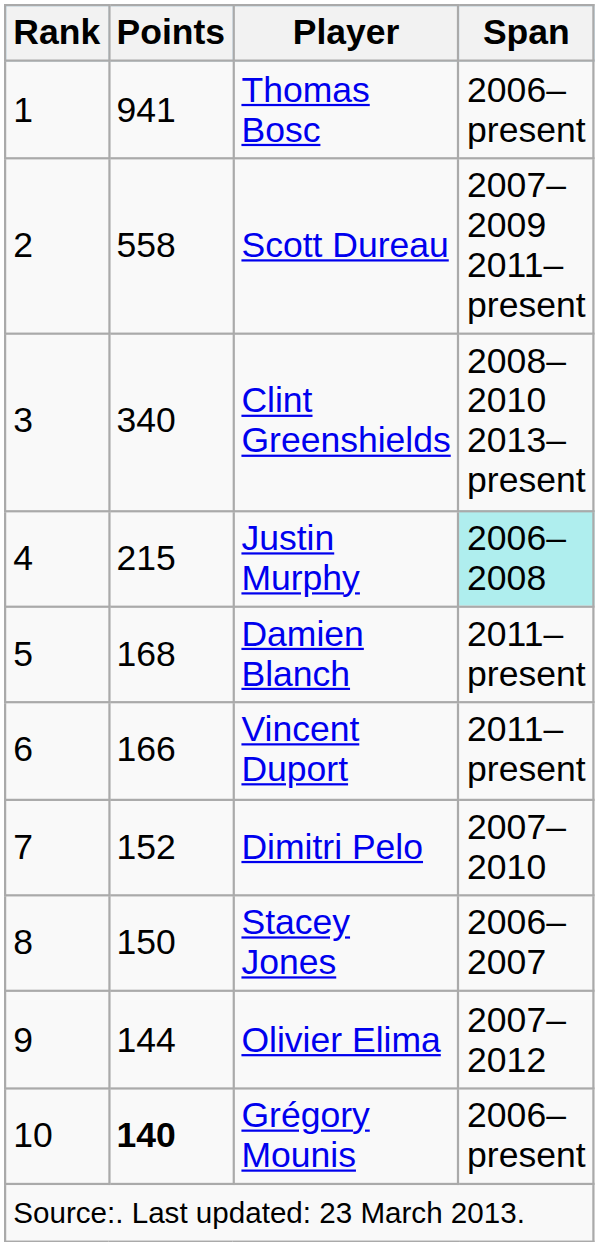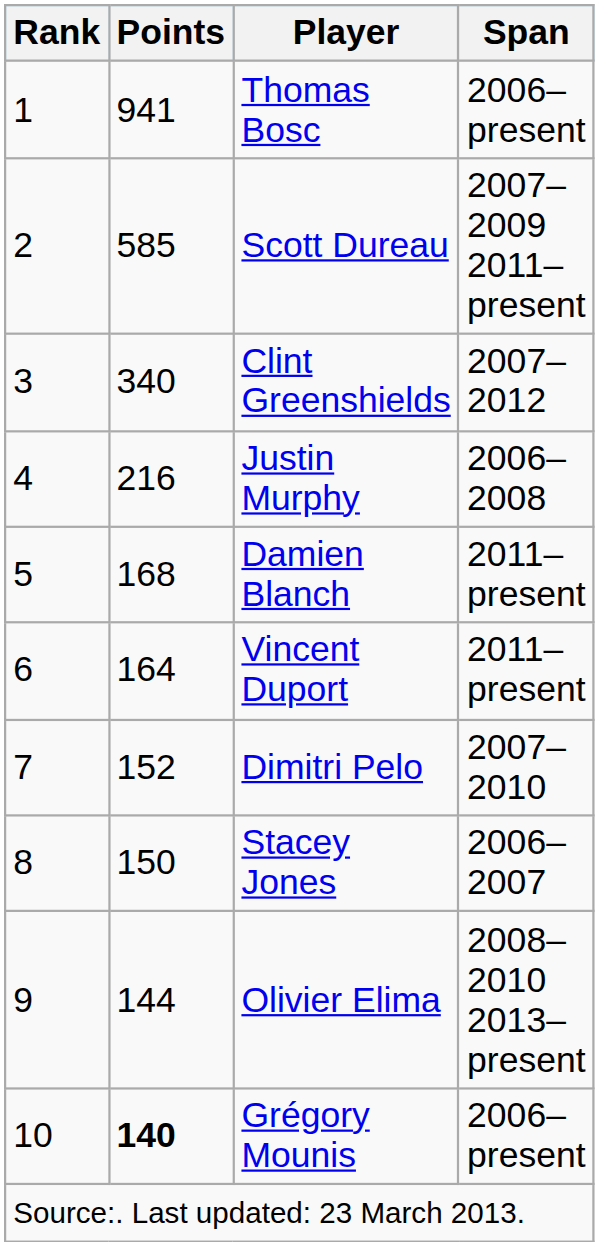(146, 245) 558 -> (146, 245) 585
(526, 421) 2008–2010 2013–present -> (517, 381) 2007–2012
(146, 557) 215 -> (146, 477) 216
(517, 557) paleturquoise background -> (517, 477) no background
(146, 750) 166 -> (146, 670) 164
(517, 1039) 2007–2012 -> (526, 999) 2008–2010 2013–present
